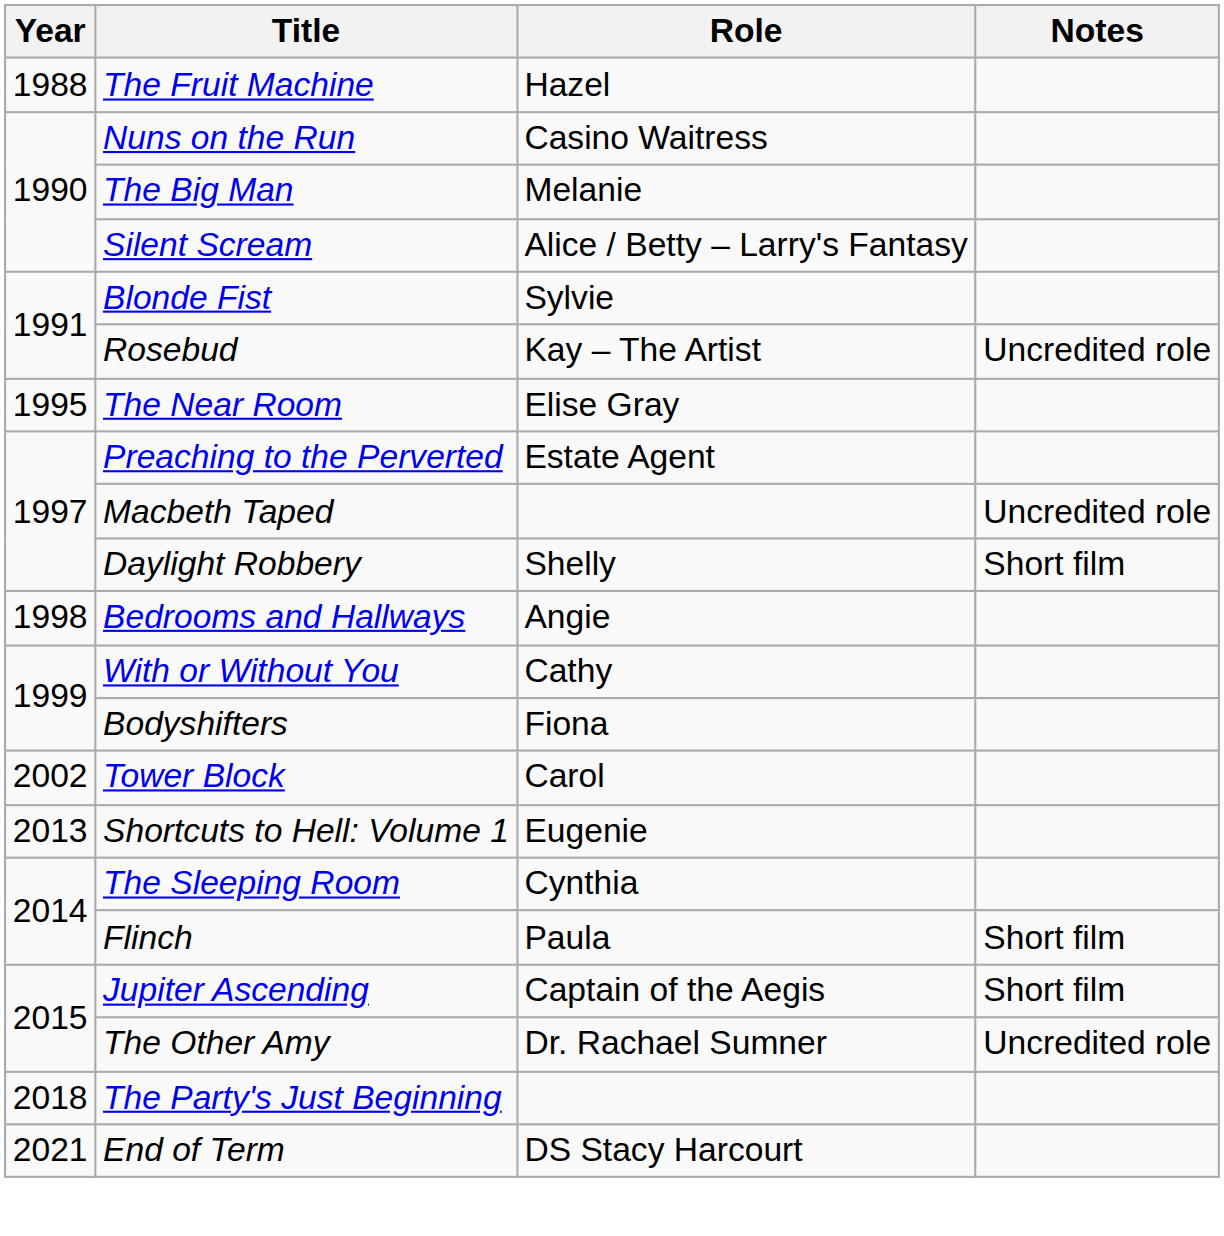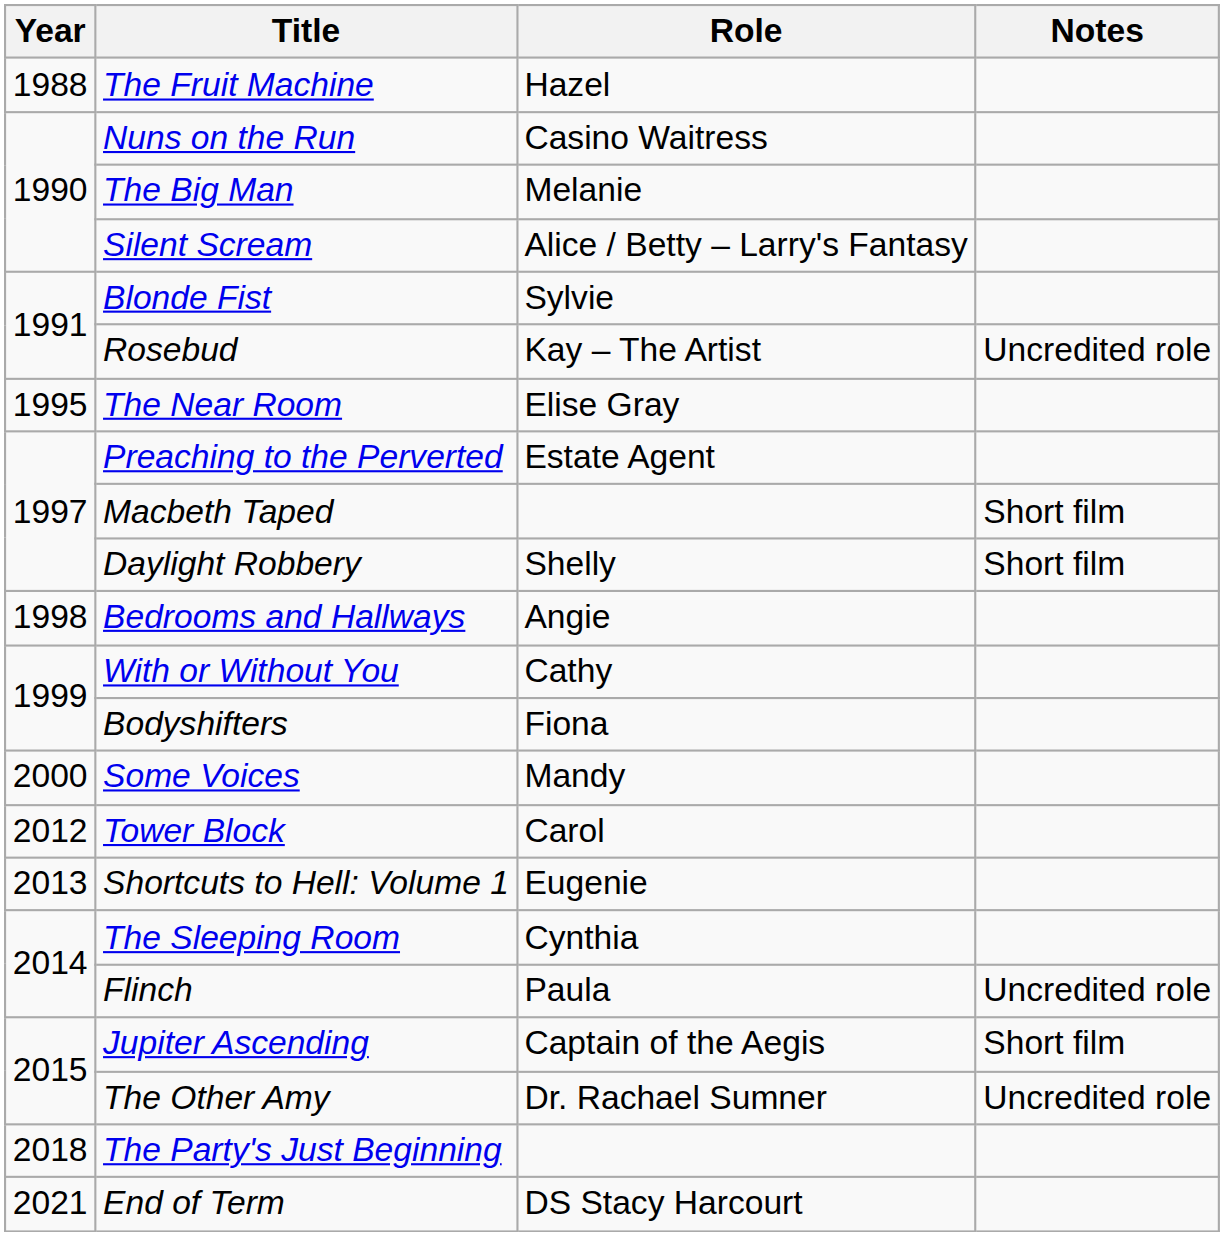(1097, 510) Uncredited role -> (1054, 510) Short film
+ row: (201, 777)
(50, 777) 2002 -> (50, 830) 2012
(1054, 937) Short film -> (1097, 990) Uncredited role
